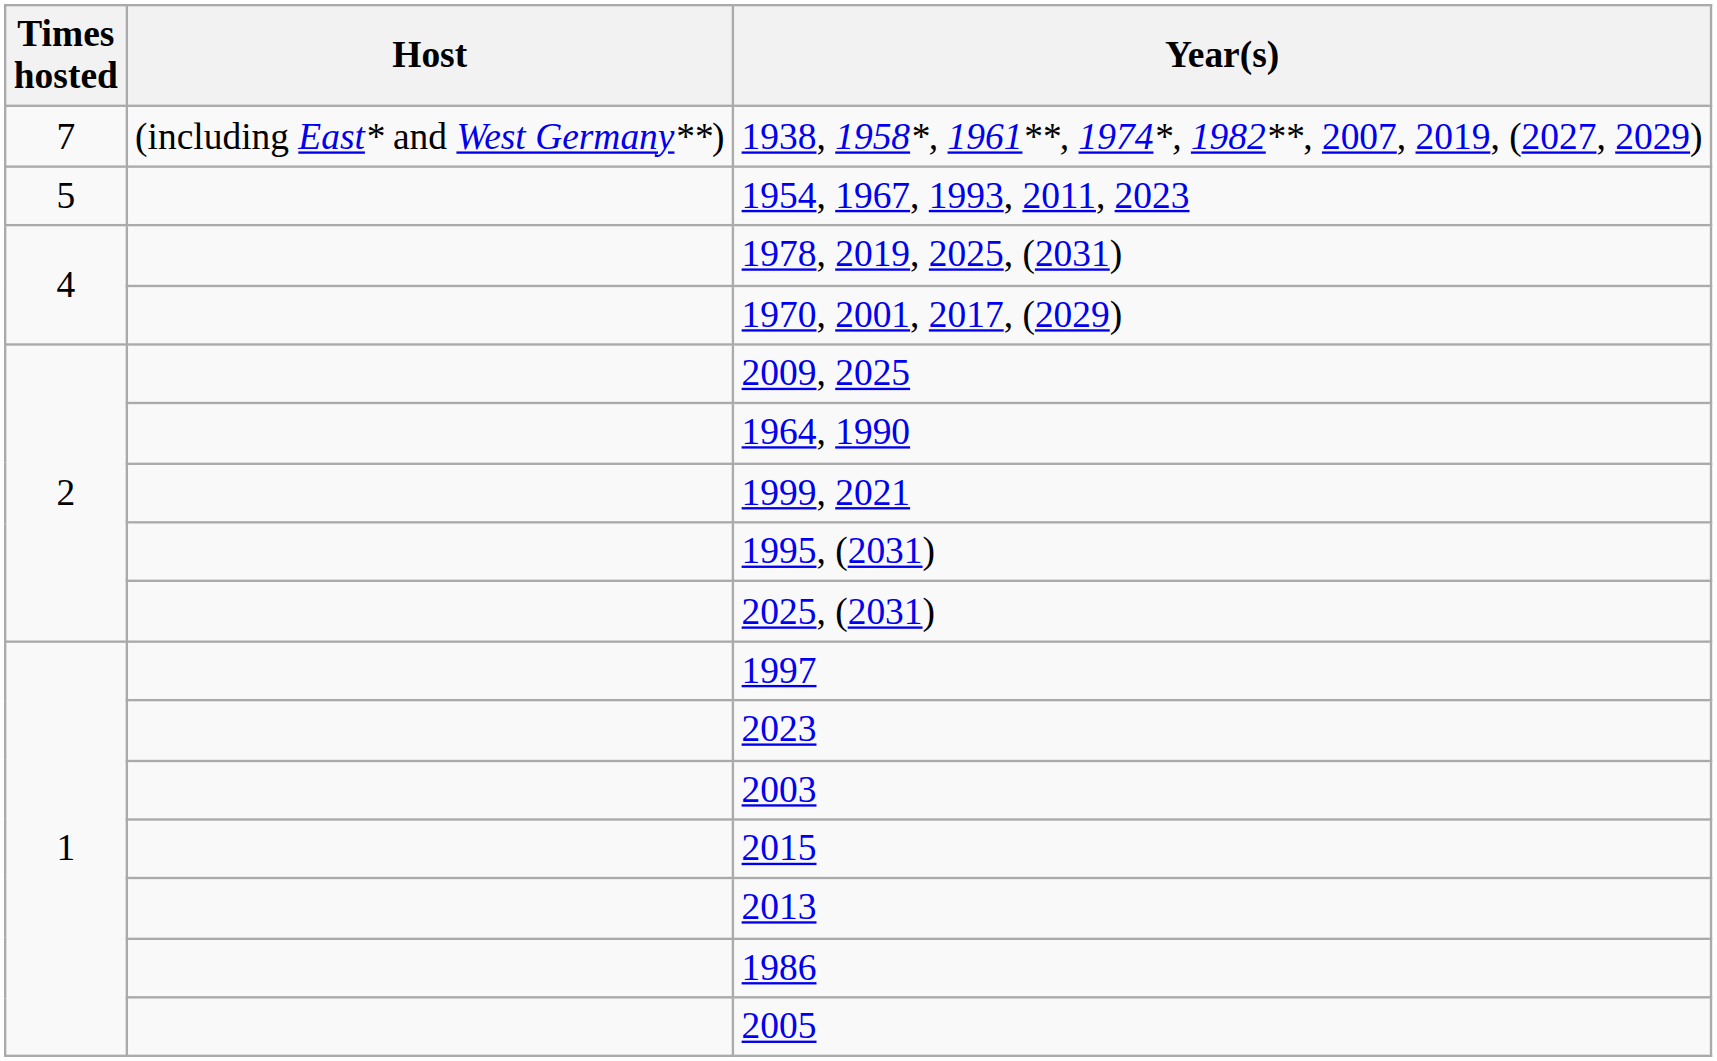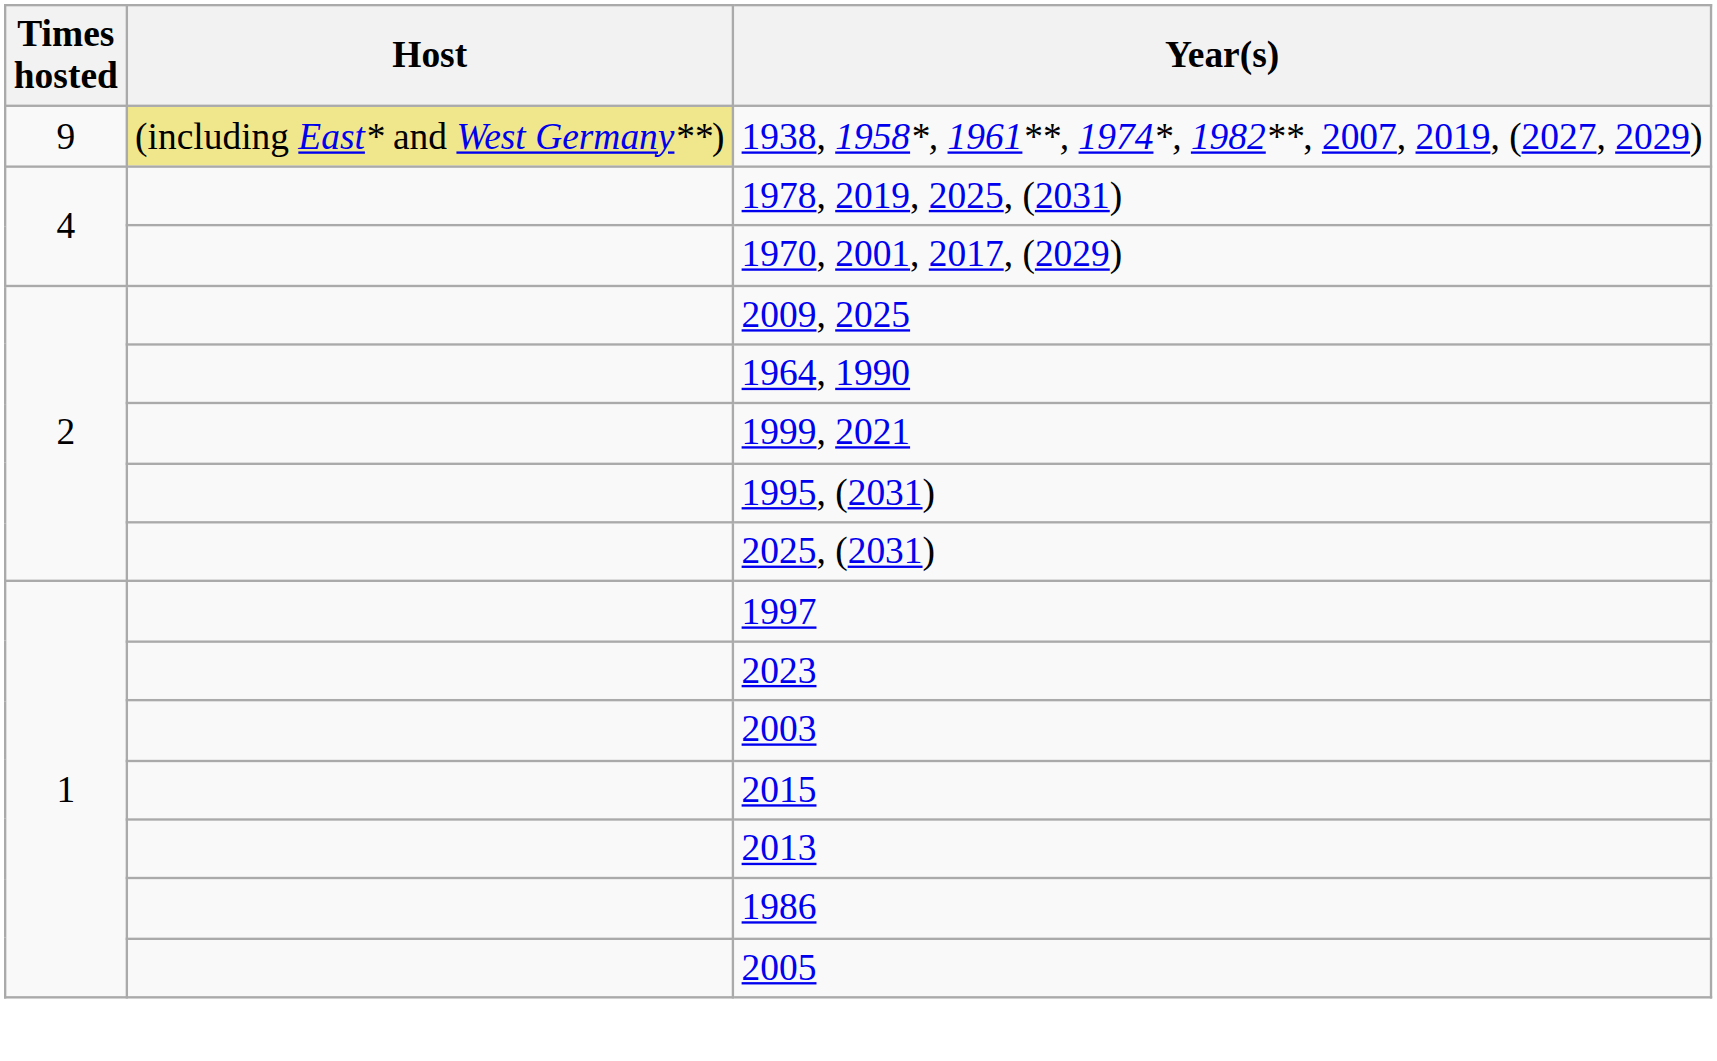(66, 135) 7 -> (66, 135) 9
(430, 135) no background -> (430, 135) khaki background
- row: (966, 195)
